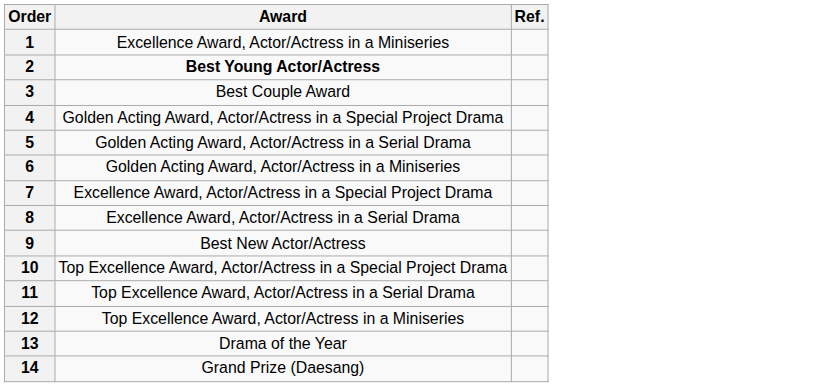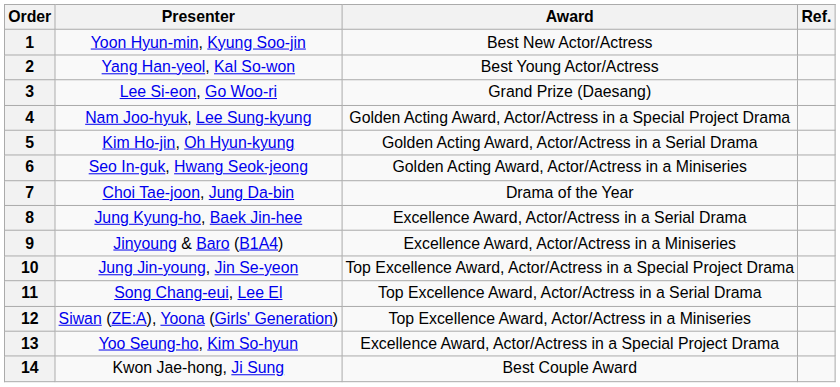+ column: (198, 17)
(283, 42) Excellence Award, Actor/Actress in a Miniseries -> (570, 42) Best New Actor/Actress
(283, 67) bold -> (570, 67) normal
(283, 92) Best Couple Award -> (570, 92) Grand Prize (Daesang)
(283, 192) Excellence Award, Actor/Actress in a Special Project Drama -> (570, 192) Drama of the Year
(283, 243) Best New Actor/Actress -> (570, 243) Excellence Award, Actor/Actress in a Miniseries
(283, 343) Drama of the Year -> (570, 343) Excellence Award, Actor/Actress in a Special Project Drama
(283, 368) Grand Prize (Daesang) -> (570, 368) Best Couple Award
